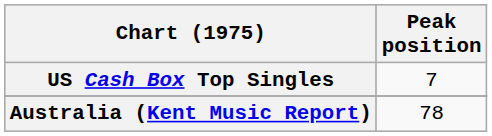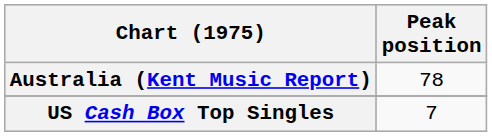rows swapped: (191, 114) <-> (191, 80)
